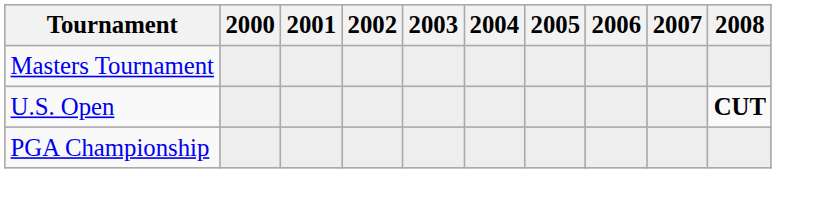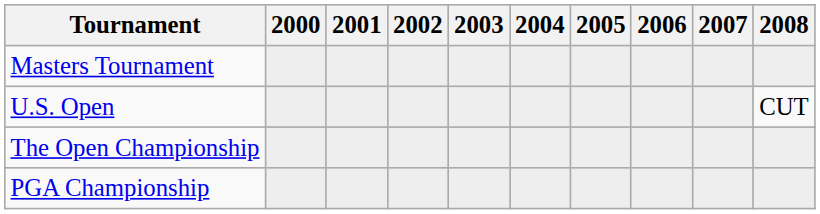(740, 106) bold -> (784, 106) normal
+ row: (135, 147)
